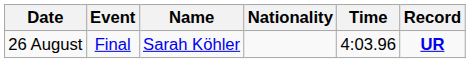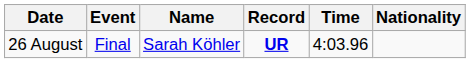columns swapped: (290, 17) <-> (432, 17)
